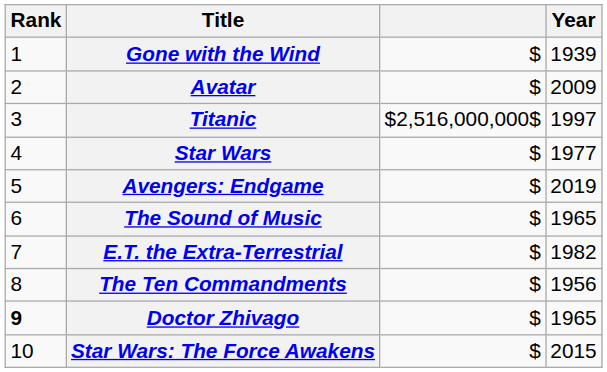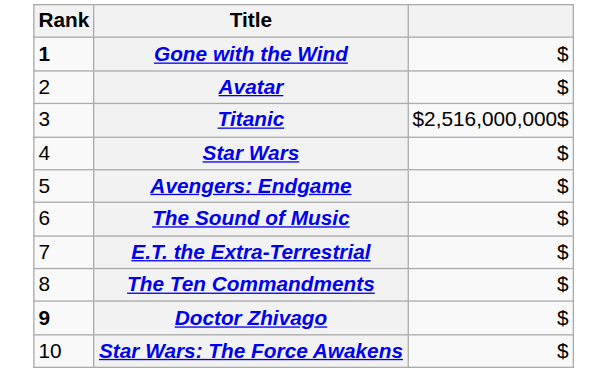- column: (573, 20)
(16, 53) normal -> (44, 53) bold
